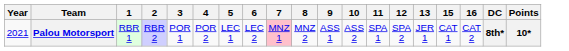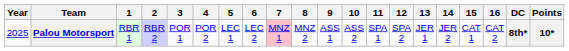+ column: (448, 12)
(18, 33) 2021 -> (18, 33) 2025
